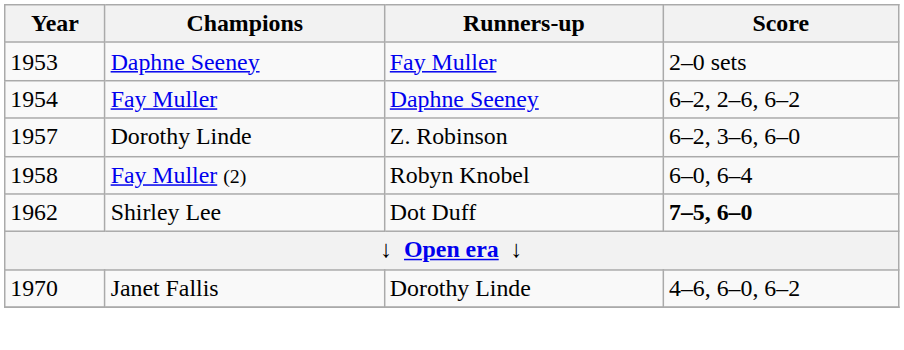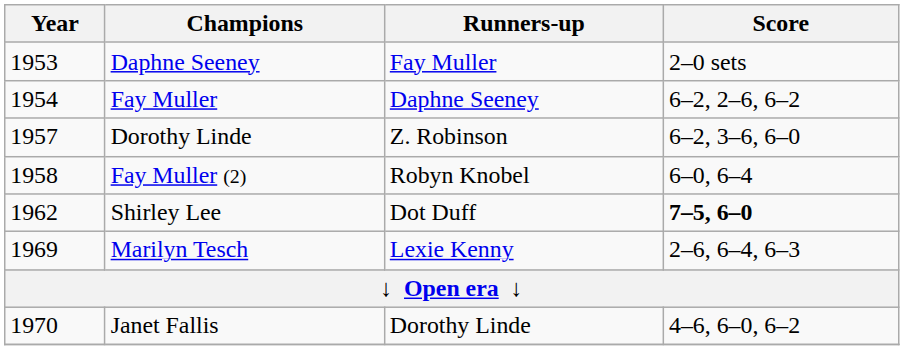+ row: (179, 250)
